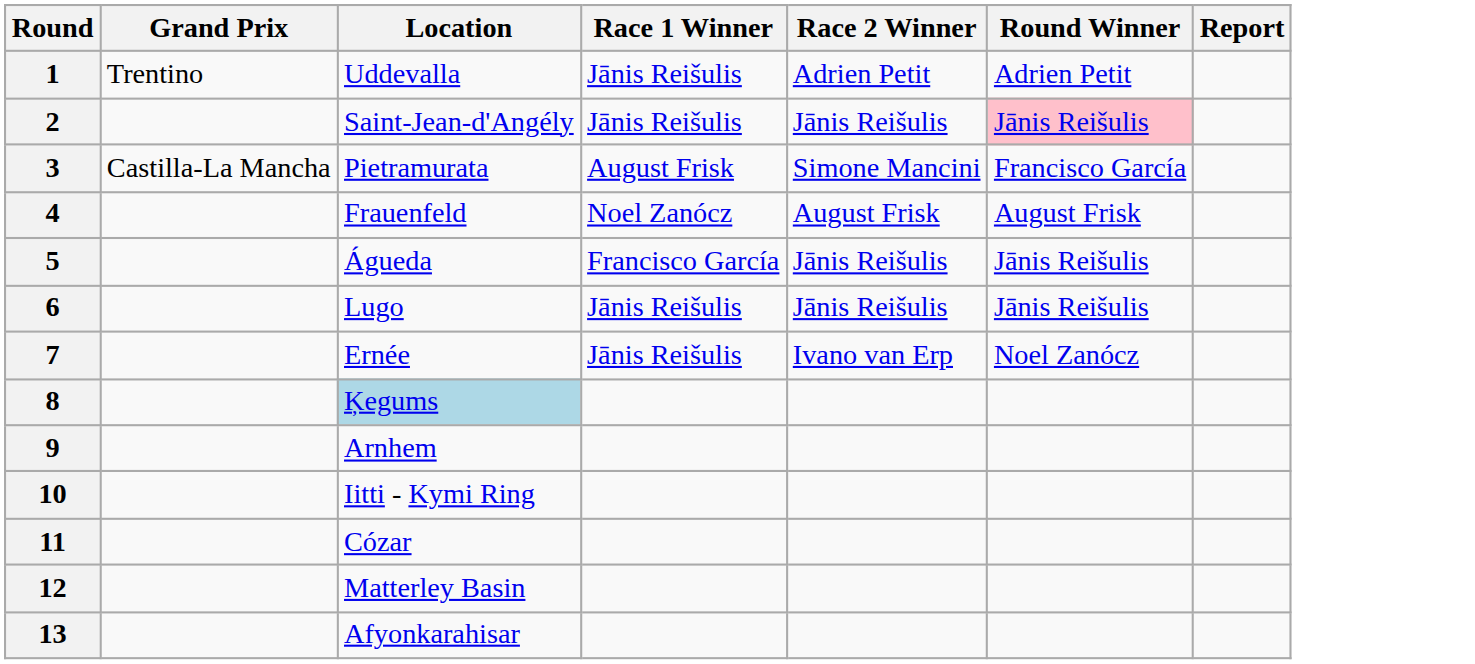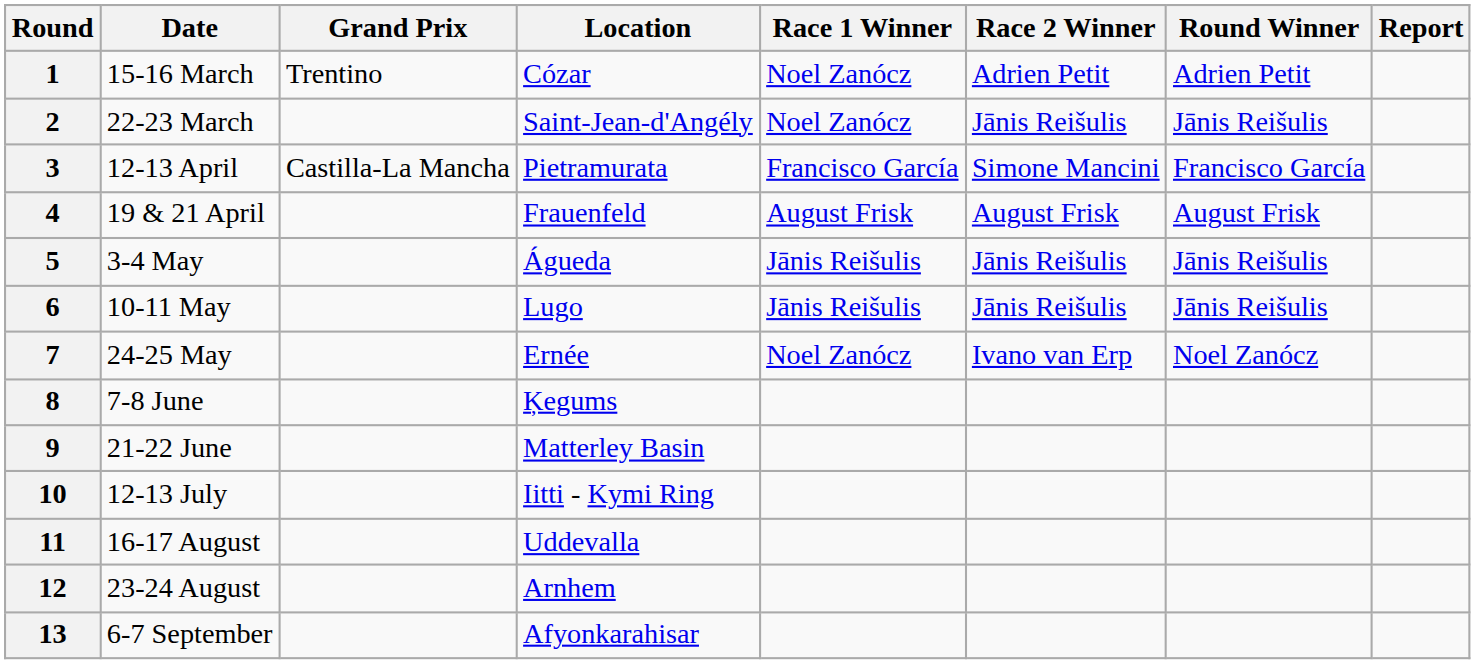+ column: (190, 27)
(402, 74) Uddevalla -> (557, 74) Cózar
(664, 74) Jānis Reišulis -> (839, 74) Noel Zanócz
(664, 120) Jānis Reišulis -> (839, 120) Noel Zanócz
(1071, 120) pink background -> (1250, 120) no background
(661, 167) August Frisk -> (862, 167) Francisco García
(660, 214) Noel Zanócz -> (840, 214) August Frisk
(683, 260) Francisco García -> (844, 260) Jānis Reišulis
(664, 354) Jānis Reišulis -> (839, 354) Noel Zanócz
(391, 400) lightblue background -> (570, 400) no background
(390, 447) Arnhem -> (614, 447) Matterley Basin
(378, 540) Cózar -> (581, 540) Uddevalla
(435, 587) Matterley Basin -> (569, 587) Arnhem
